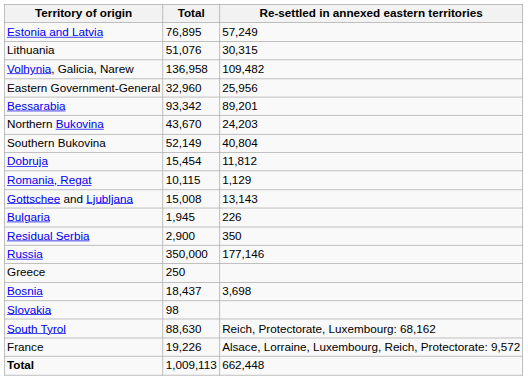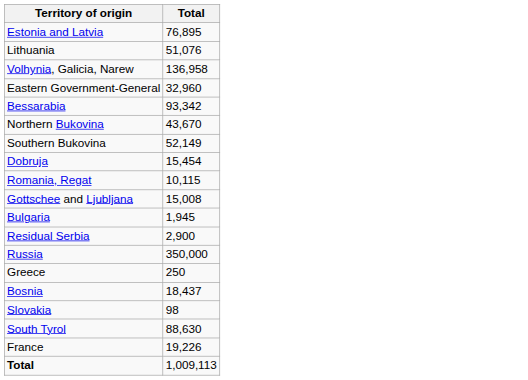- column: (371, 13)
